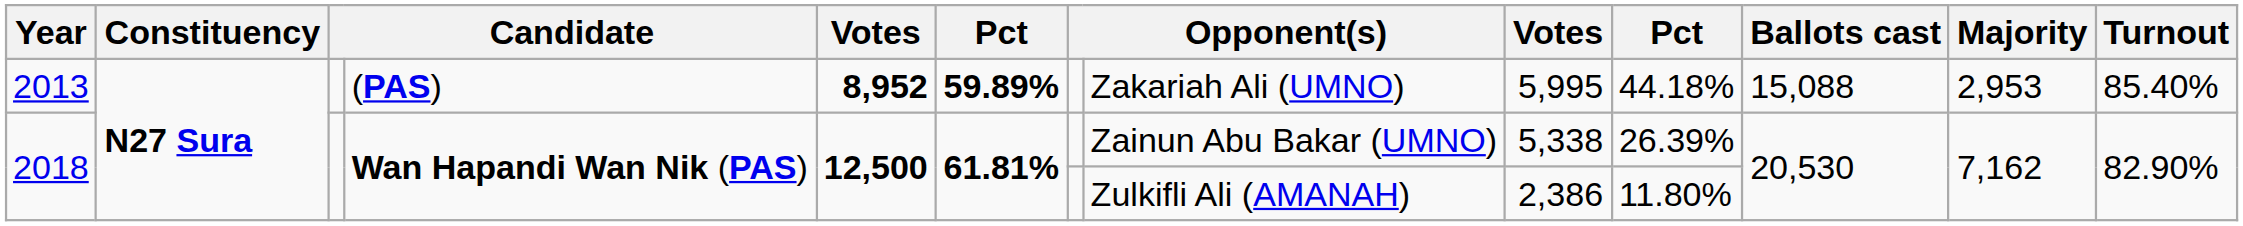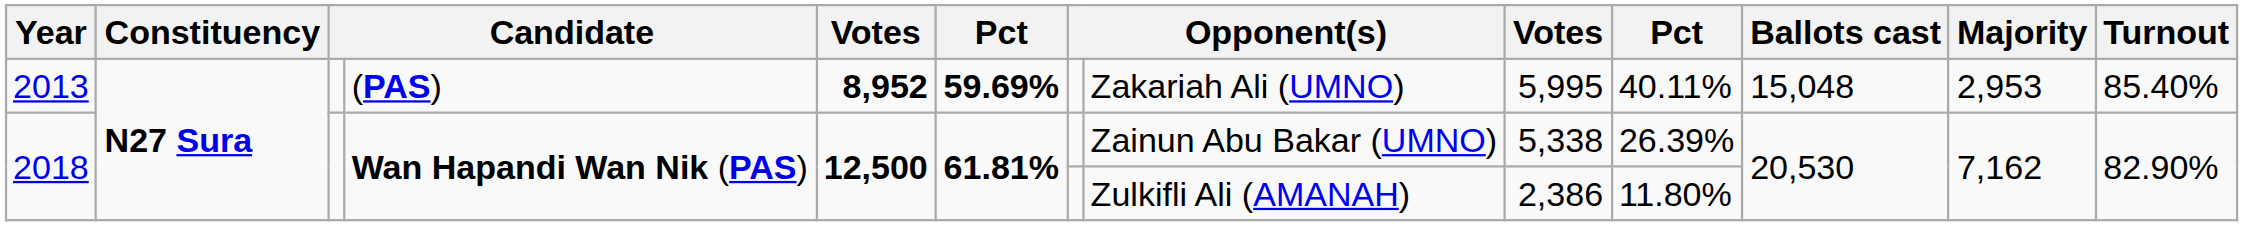(1001, 86) 59.89% -> (1001, 86) 59.69%
(1677, 86) 44.18% -> (1675, 86) 40.11%
(1802, 86) 15,088 -> (1802, 86) 15,048
